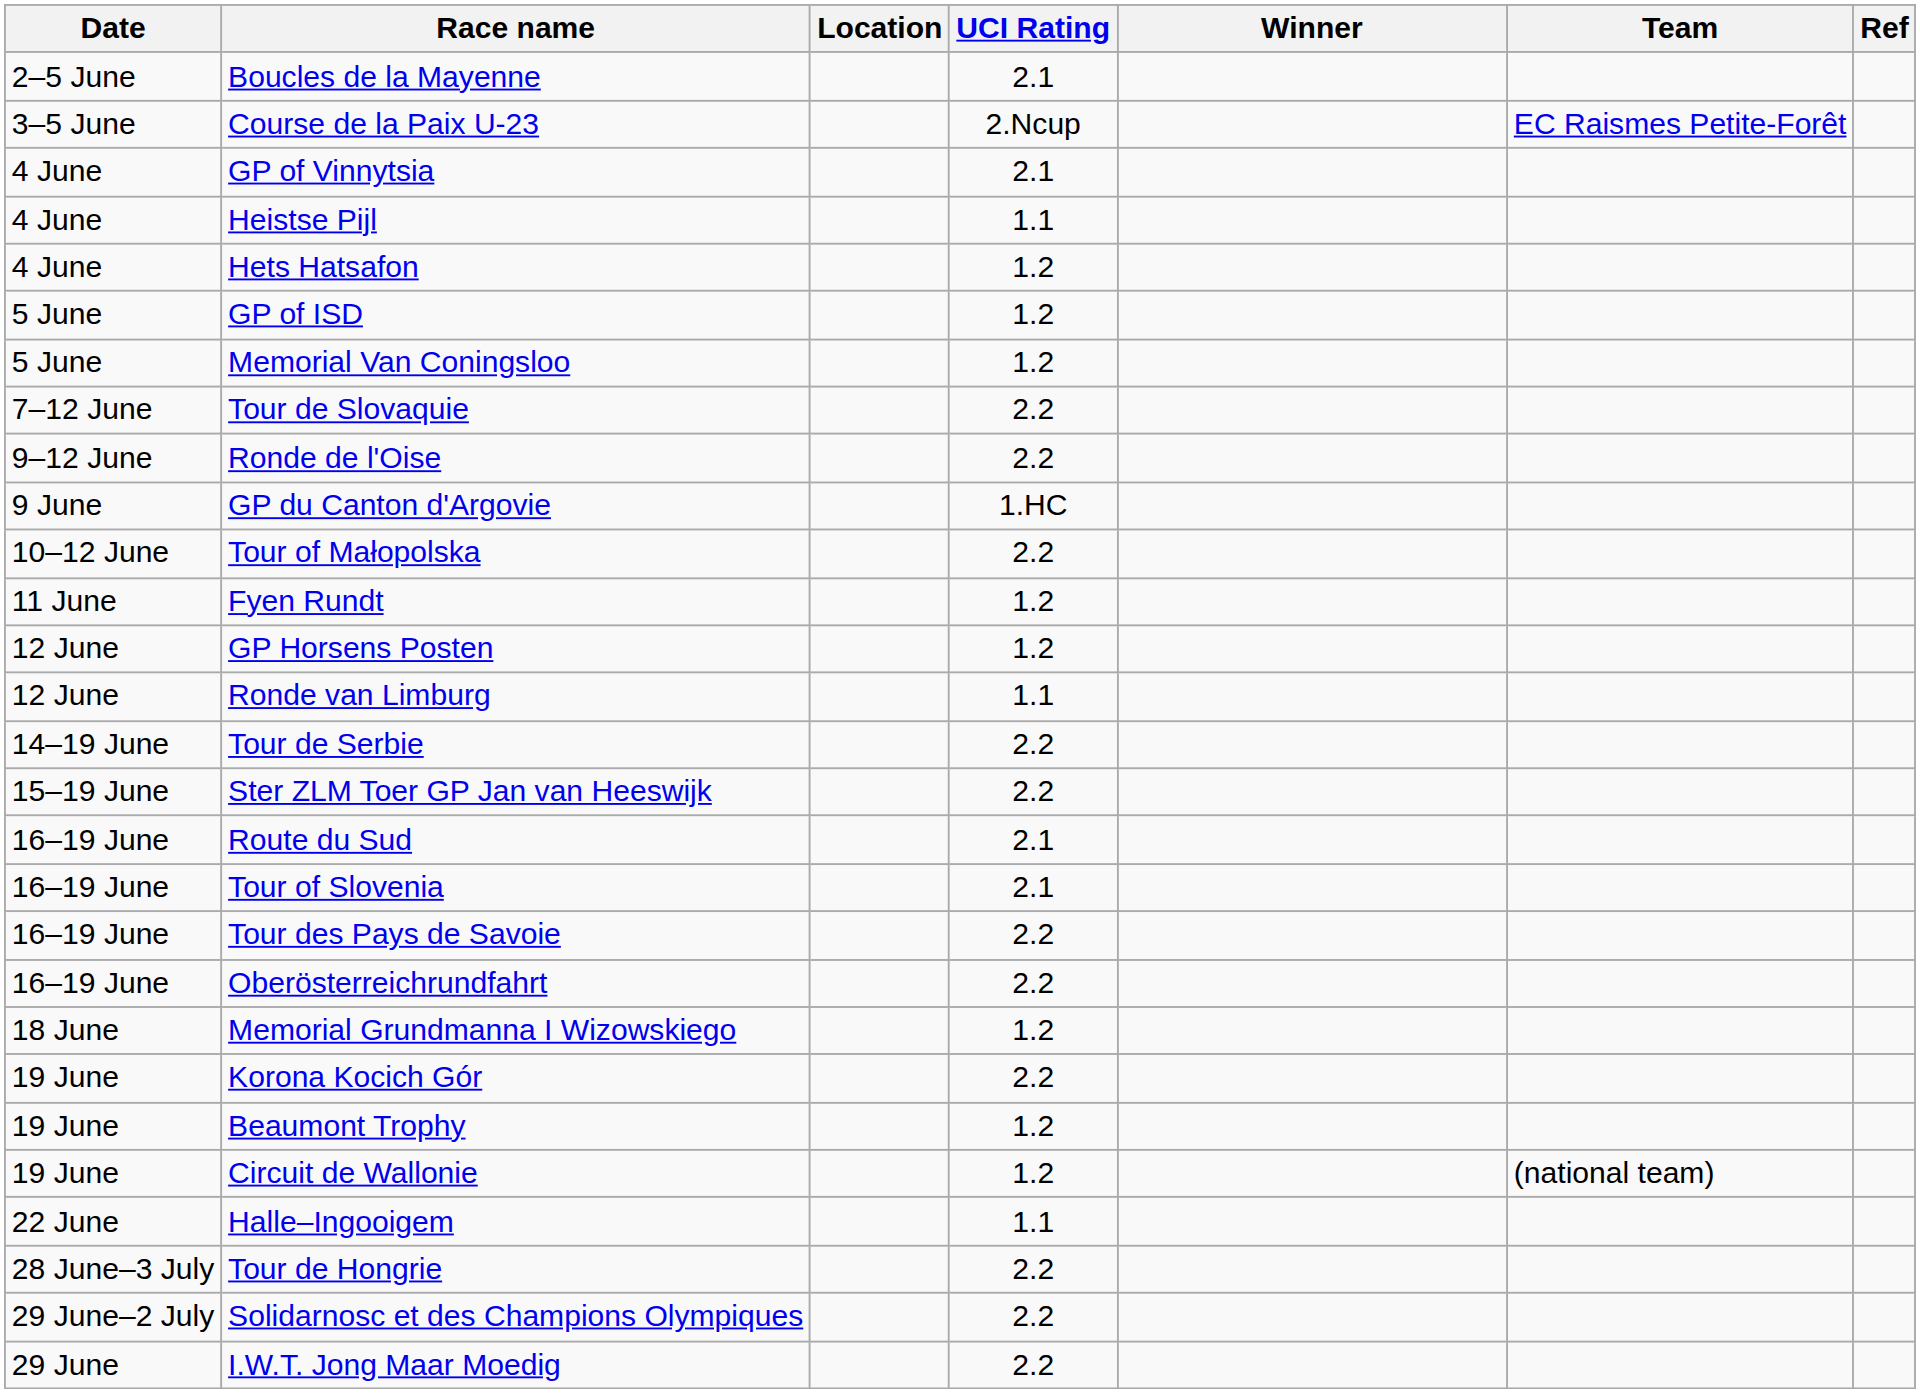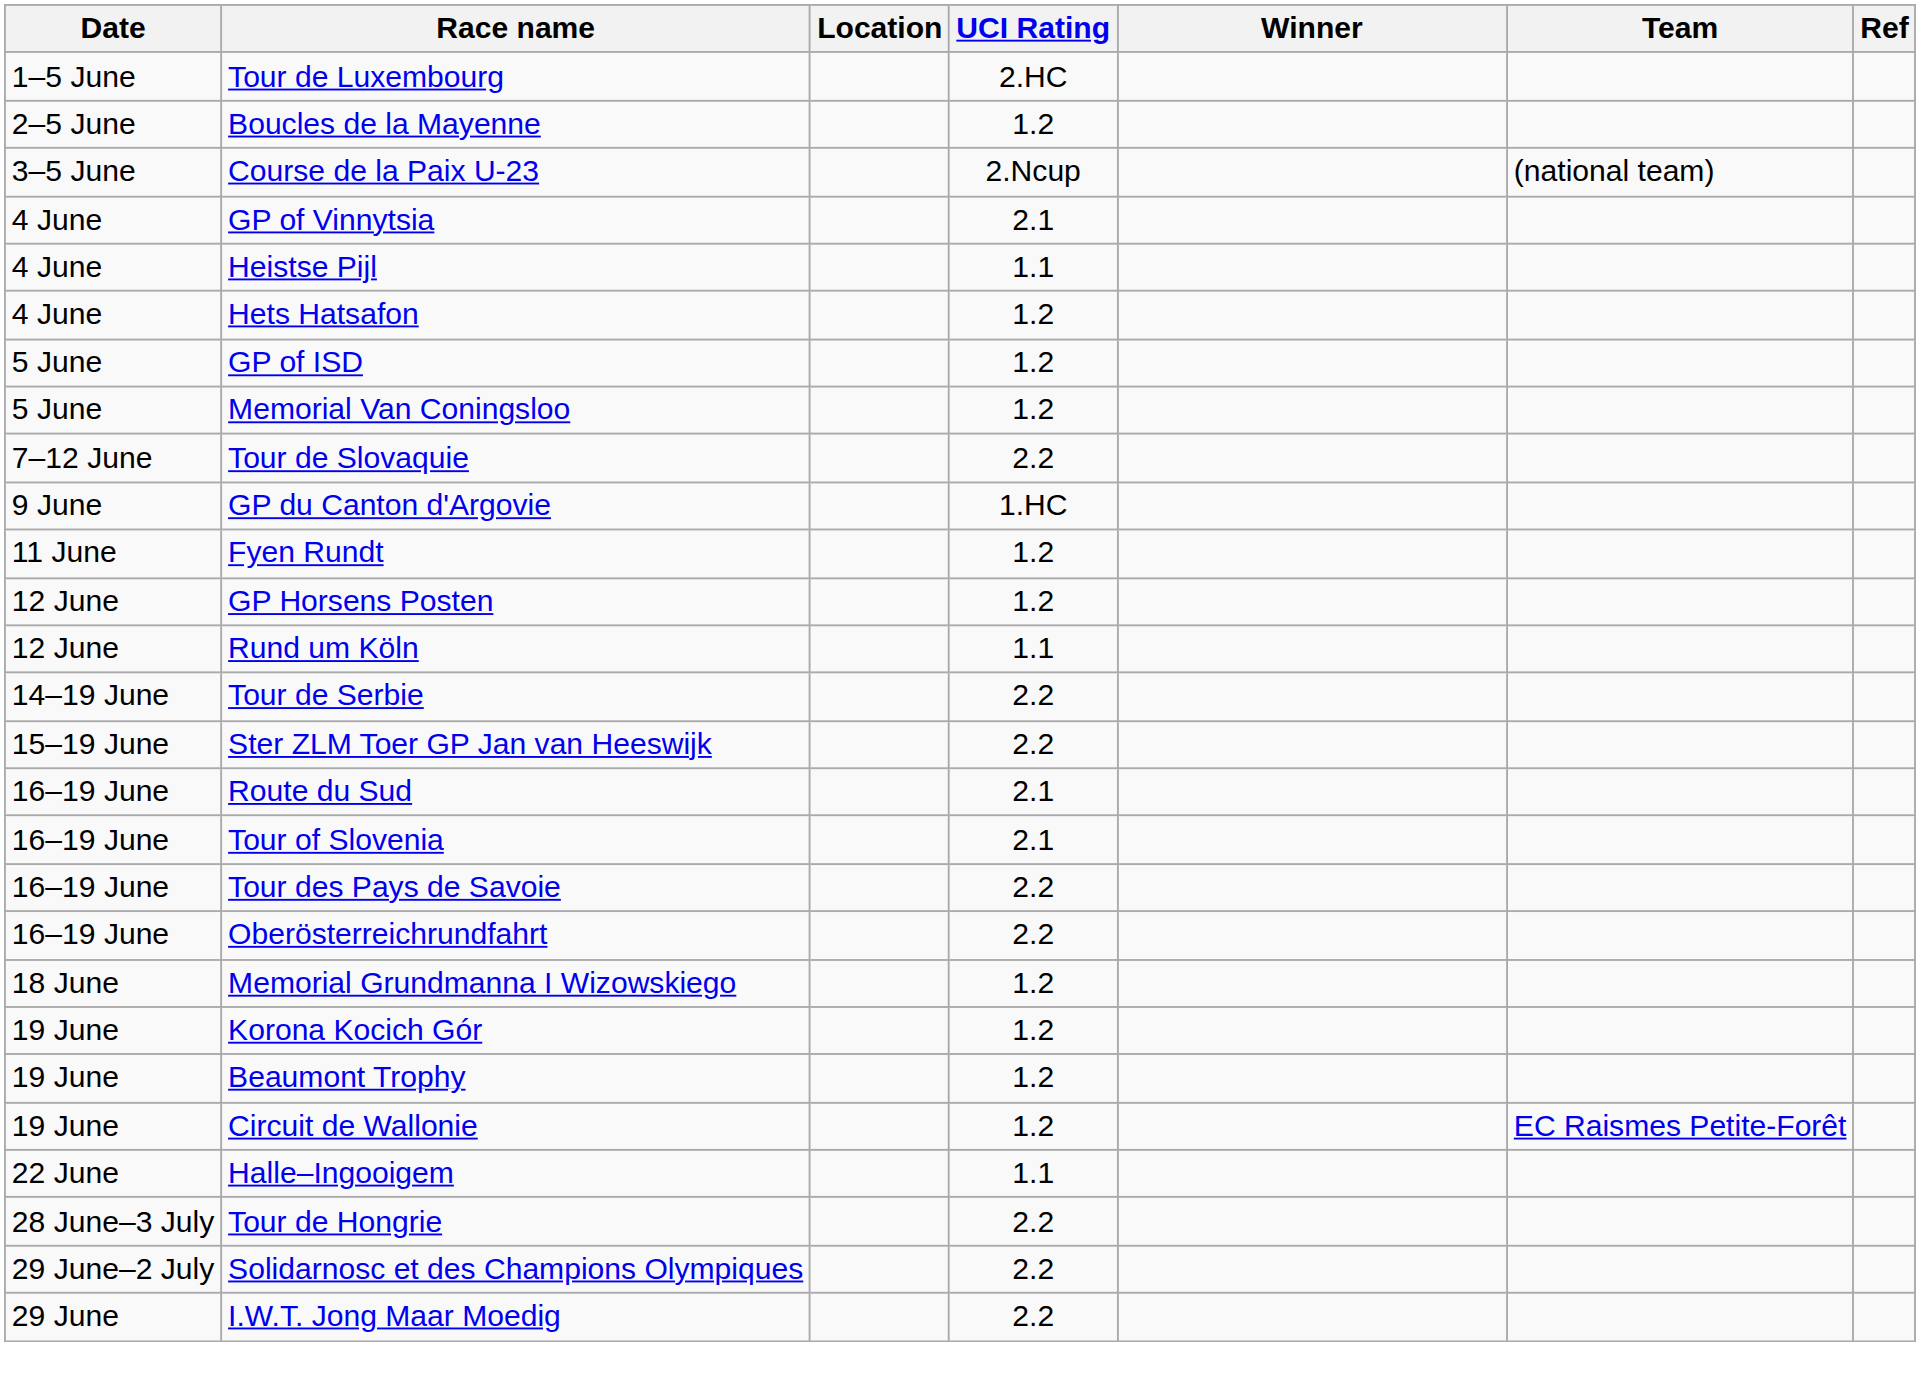+ row: (366, 76)
(1033, 76) 2.1 -> (1033, 123) 1.2
(1680, 123) EC Raismes Petite-Forêt -> (1614, 171) (national team)
- row: (335, 457)
- row: (354, 553)
- row: (359, 696)
+ row: (323, 648)
(1033, 1077) 2.2 -> (1033, 1030) 1.2
(1614, 1173) (national team) -> (1680, 1125) EC Raismes Petite-Forêt
